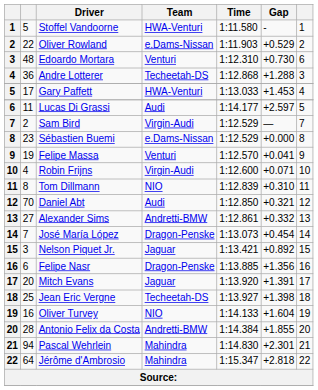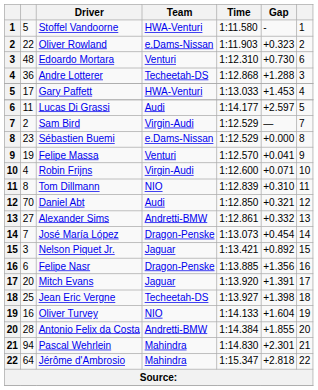(279, 44) +0.529 -> (279, 44) +0.323
